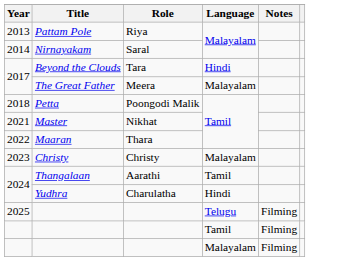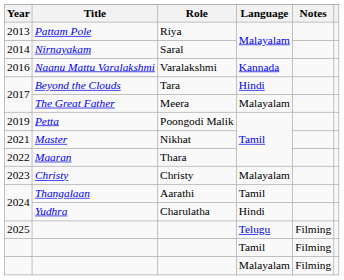+ row: (95, 67)
(18, 103) 2018 -> (18, 121) 2019
